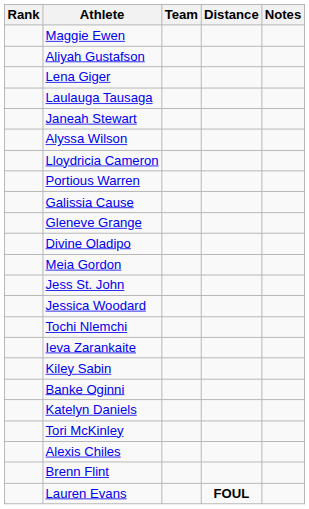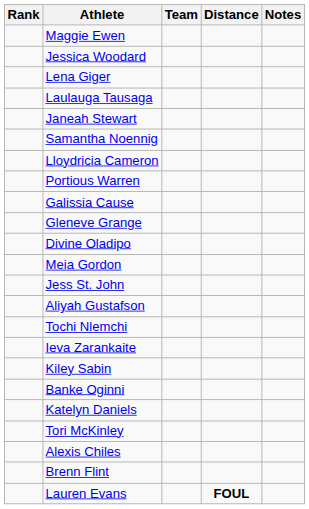rows swapped: (96, 306) <-> (95, 56)
- row: (86, 139)
+ row: (102, 139)
